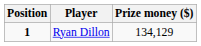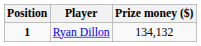(154, 32) 134,129 -> (154, 32) 134,132
